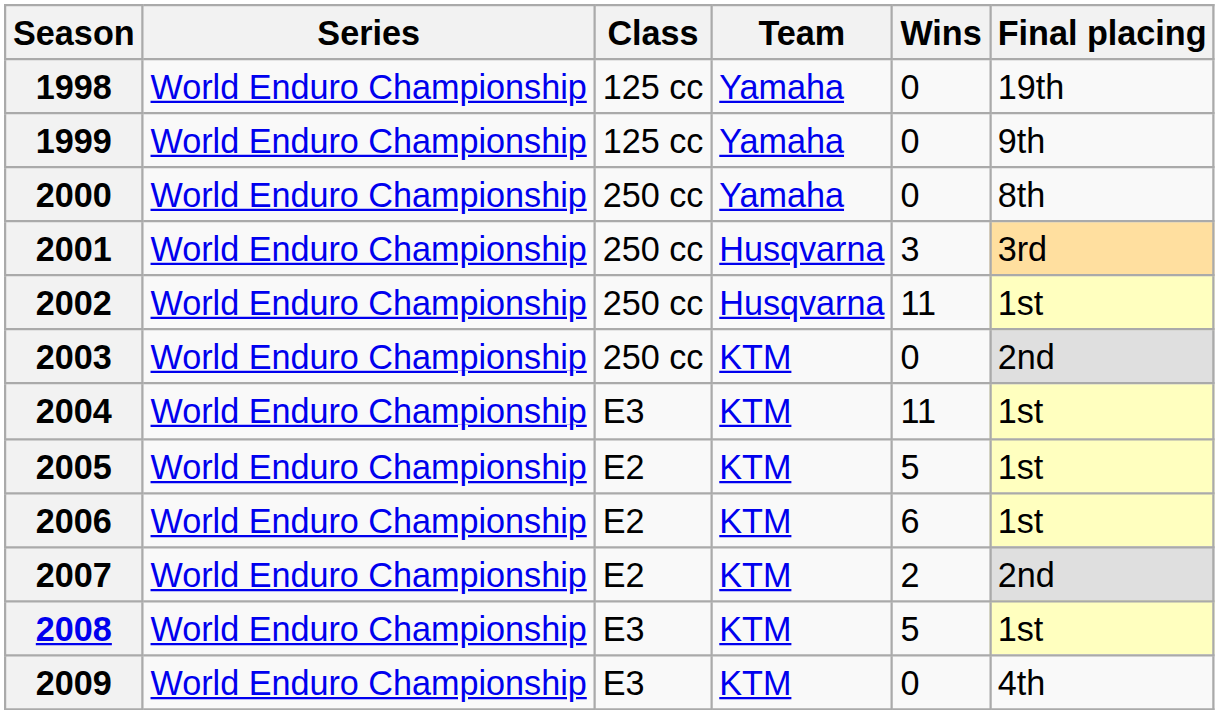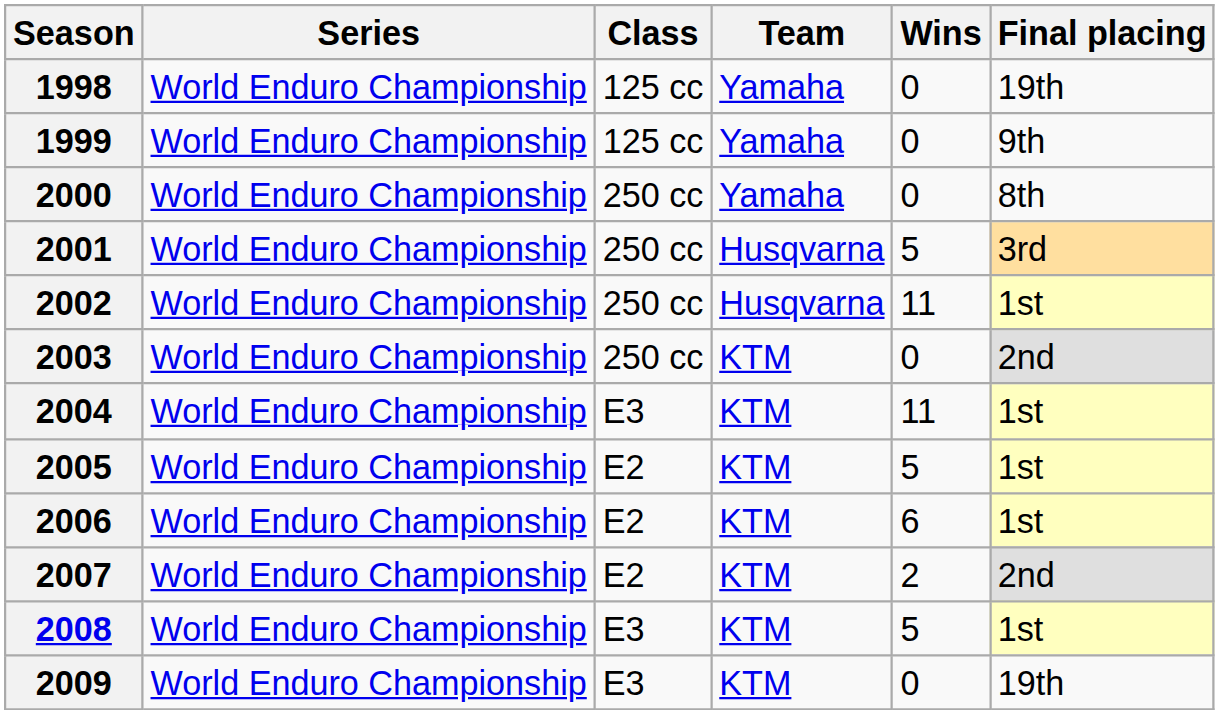(910, 249) 3 -> (910, 249) 5
(1021, 682) 4th -> (1031, 682) 19th
